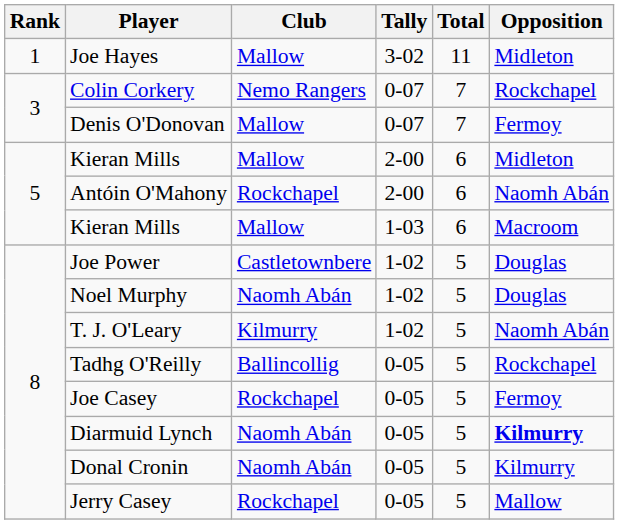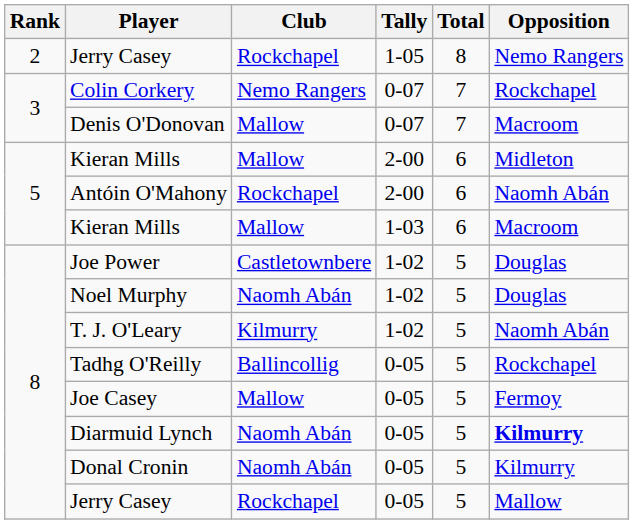- row: (114, 55)
+ row: (121, 55)
(528, 124) Fermoy -> (536, 124) Macroom
(288, 398) Rockchapel -> (270, 398) Mallow
